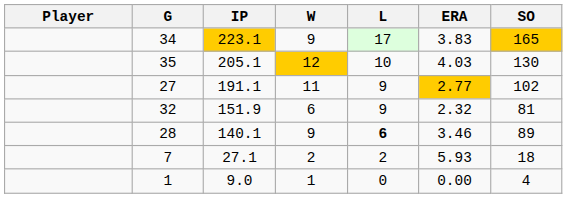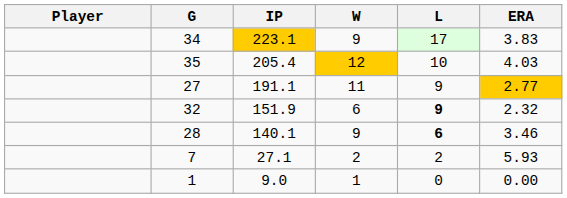- column: (526, 16)
(240, 63) 205.1 -> (274, 63) 205.4
(383, 110) normal -> (439, 110) bold
